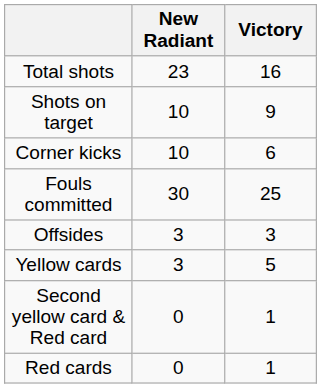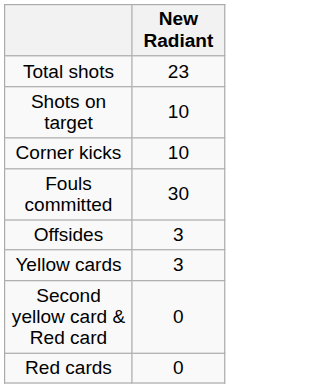- column: (270, 30)
